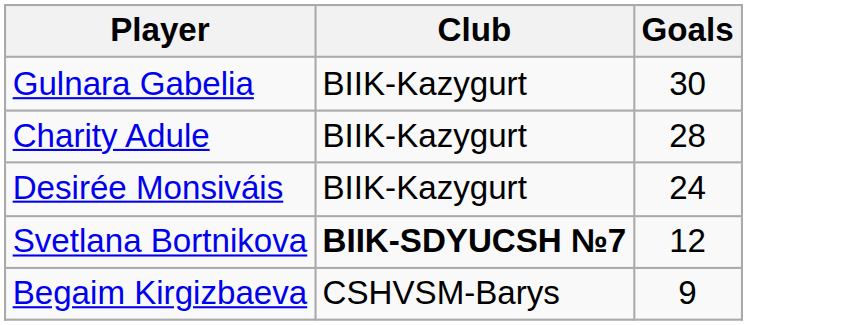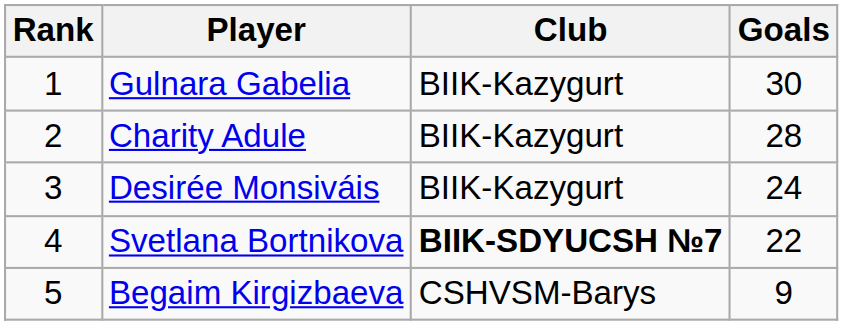+ column: (53, 30)
(688, 240) 12 -> (784, 240) 22
